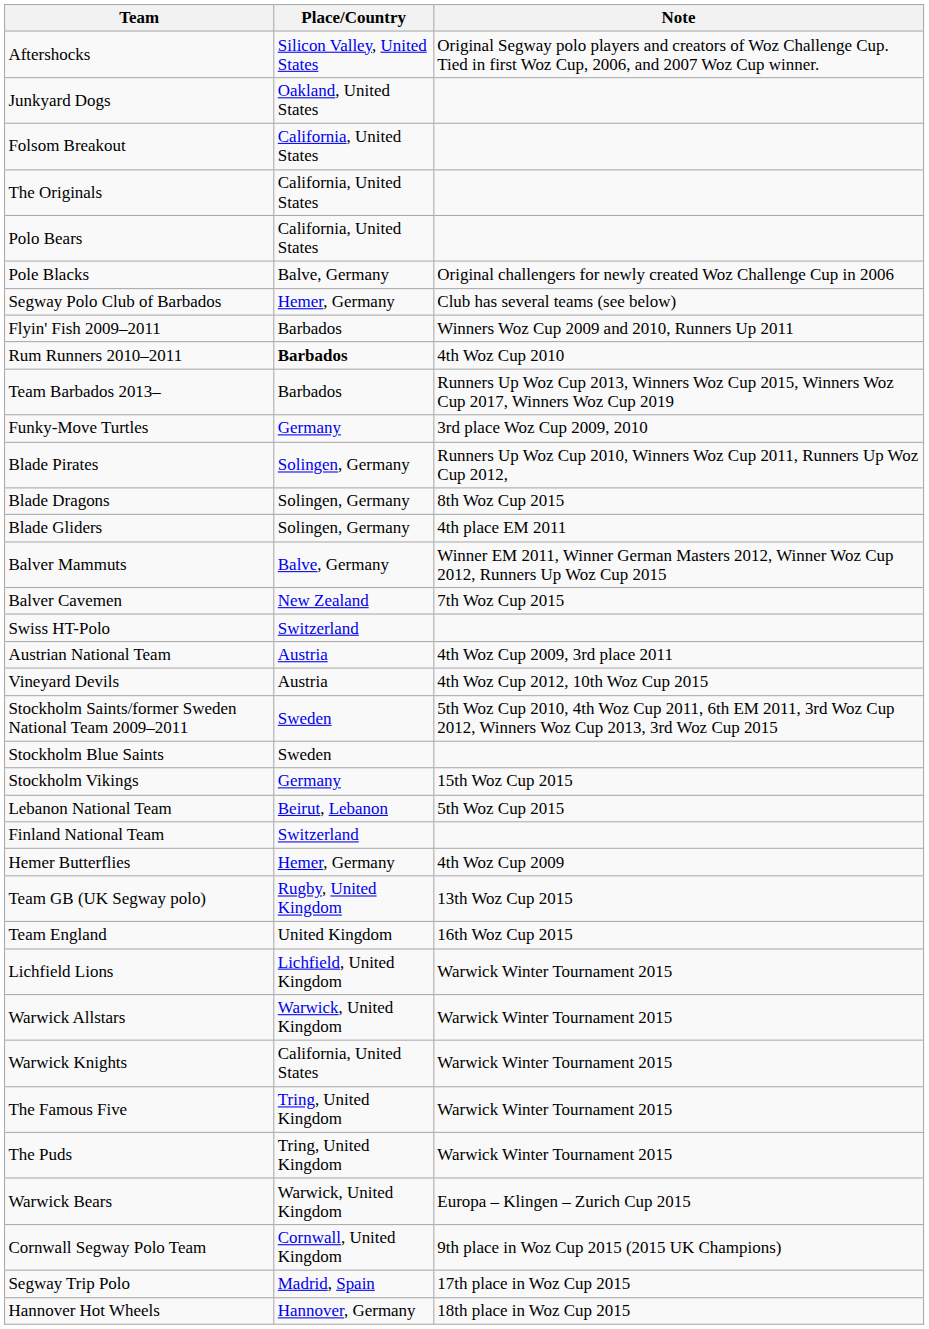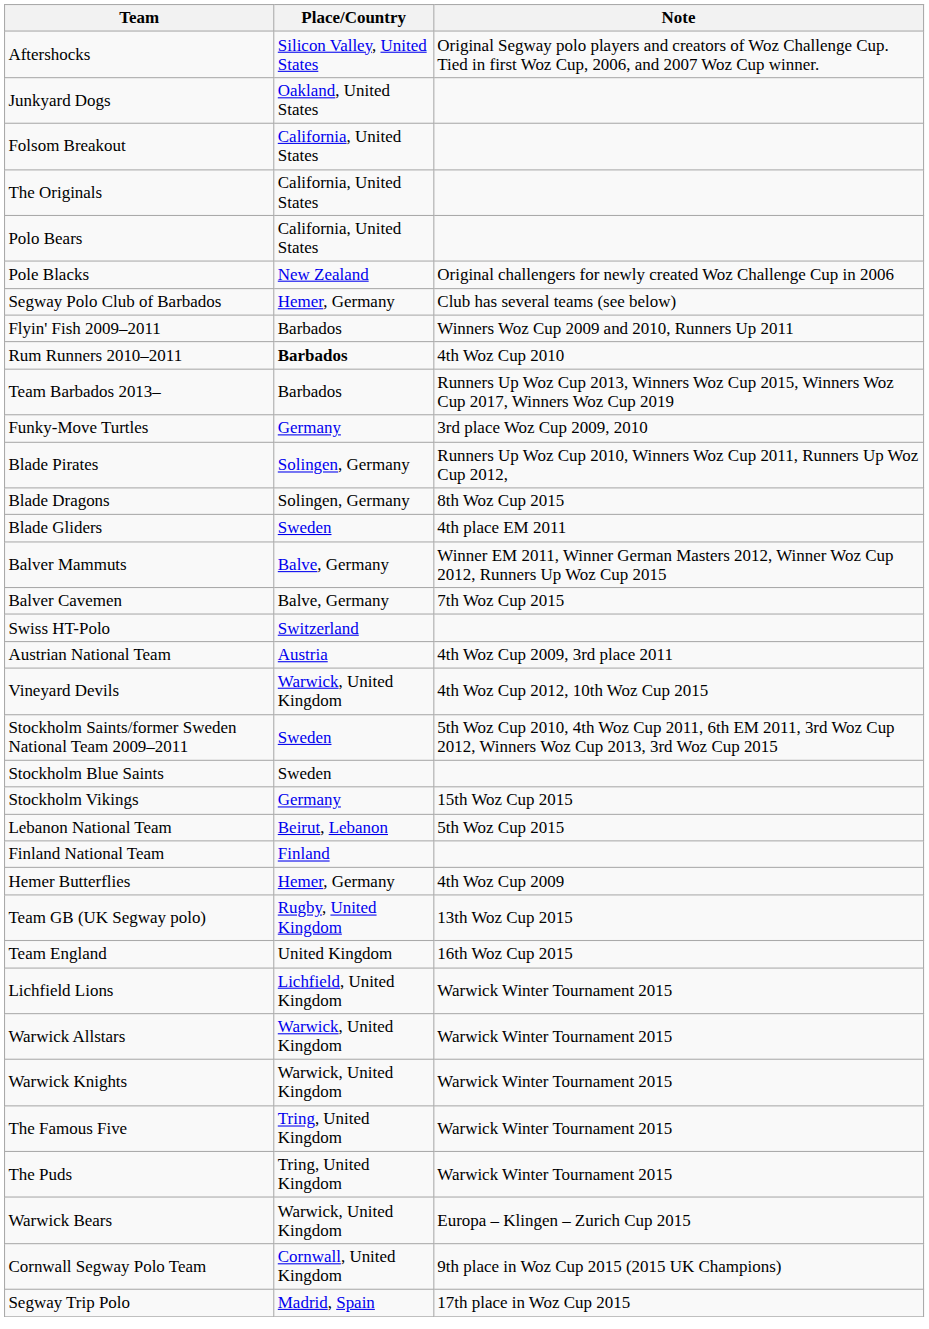(333, 274) Balve, Germany -> (323, 274) New Zealand
(344, 528) Solingen, Germany -> (305, 528) Sweden
(323, 600) New Zealand -> (333, 600) Balve, Germany
(303, 681) Austria -> (336, 691) Warwick, United Kingdom
(318, 835) Switzerland -> (304, 854) Finland
(339, 1063) California, United States -> (336, 1082) Warwick, United Kingdom
- row: (84, 1310)
